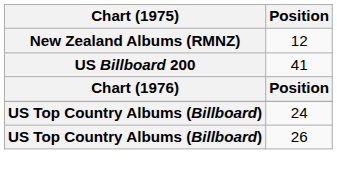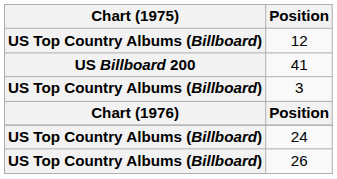(135, 40) New Zealand Albums (RMNZ) -> (135, 40) US Top Country Albums (Billboard)
+ row: (299, 88)
